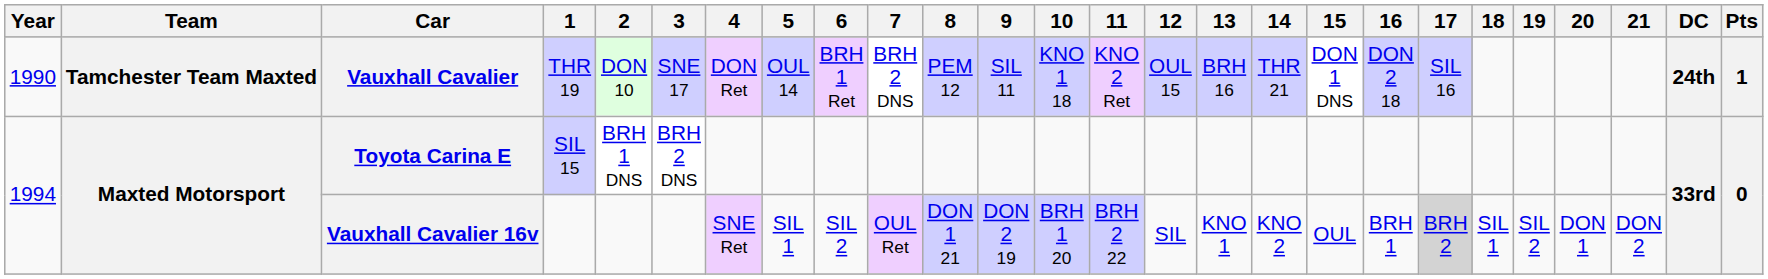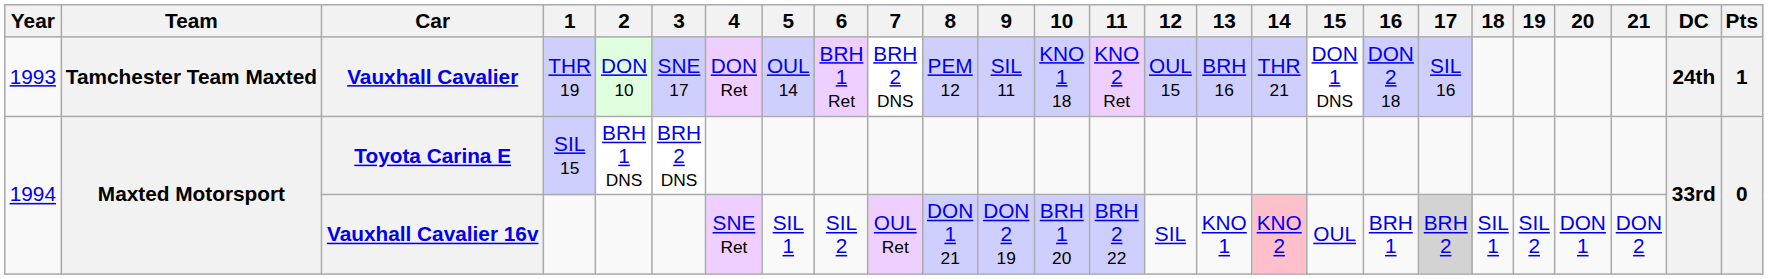(33, 77) 1990 -> (33, 77) 1993
(1279, 234) no background -> (1279, 234) pink background
